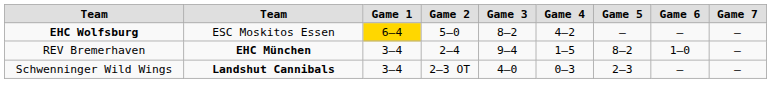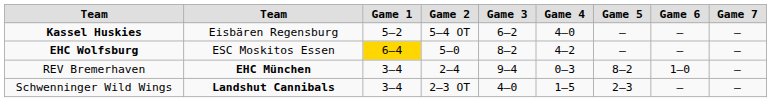+ row: (94, 32)
(565, 51) 1–5 -> (565, 69) 0–3
(565, 69) 0–3 -> (565, 87) 1–5
